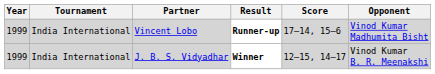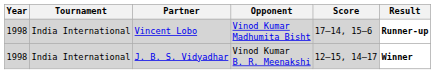columns swapped: (389, 11) <-> (256, 11)
(17, 31) 1999 -> (17, 31) 1998
(17, 56) 1999 -> (17, 56) 1998
